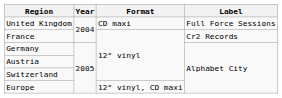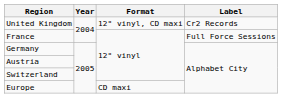(115, 23) CD maxi -> (140, 23) 12" vinyl, CD maxi
(231, 23) Full Force Sessions -> (212, 23) Cr2 Records
(212, 36) Cr2 Records -> (231, 36) Full Force Sessions
(140, 87) 12" vinyl, CD maxi -> (115, 87) CD maxi
